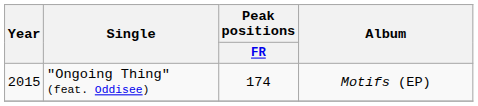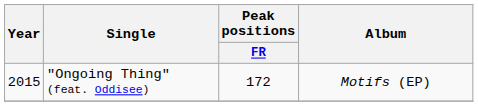(258, 82) 174 -> (258, 82) 172
